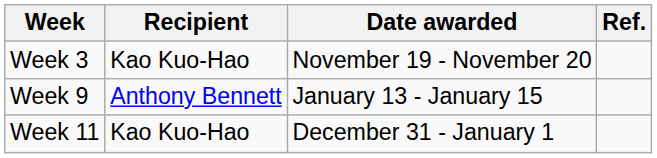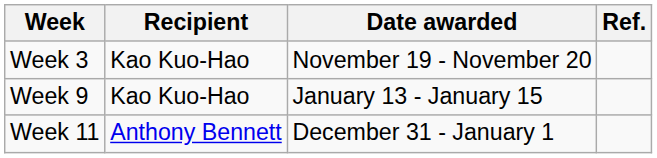(196, 96) Anthony Bennett -> (180, 96) Kao Kuo-Hao
(180, 133) Kao Kuo-Hao -> (196, 133) Anthony Bennett
